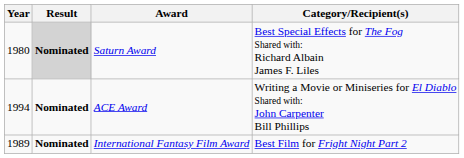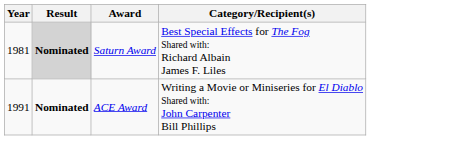(18, 50) 1980 -> (18, 50) 1981
(18, 107) 1994 -> (18, 107) 1991
- row: (172, 144)
